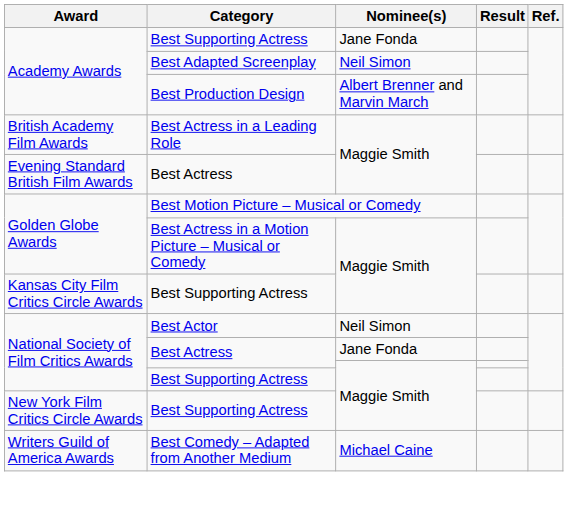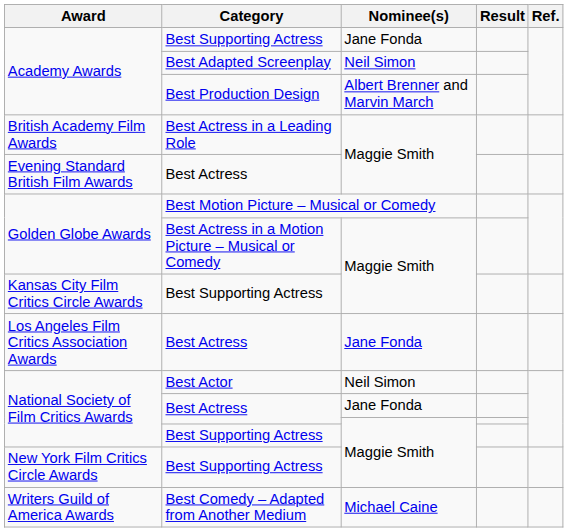+ row: (68, 342)
